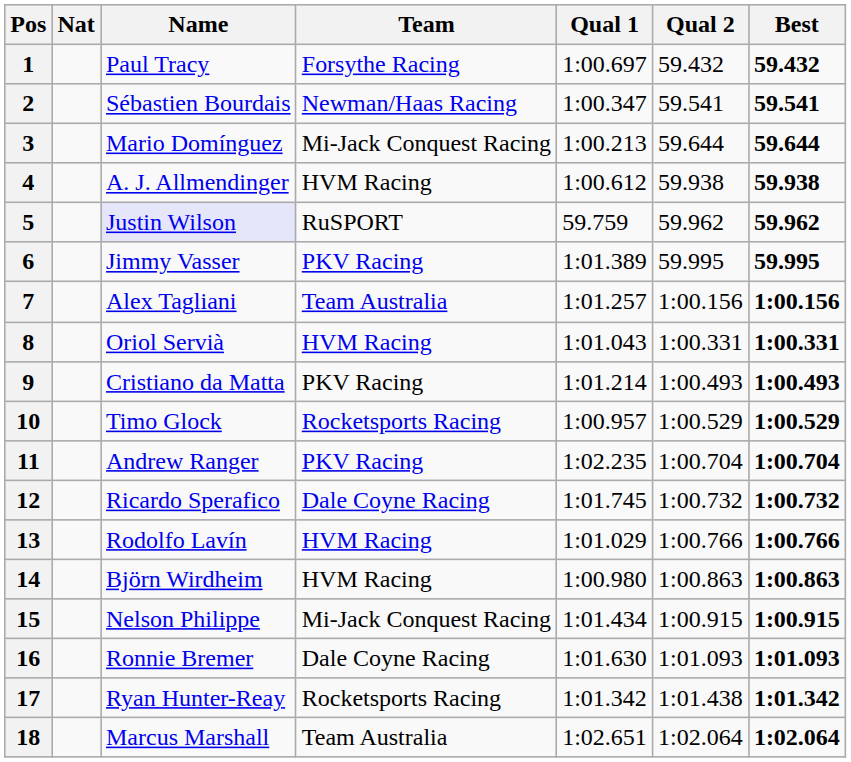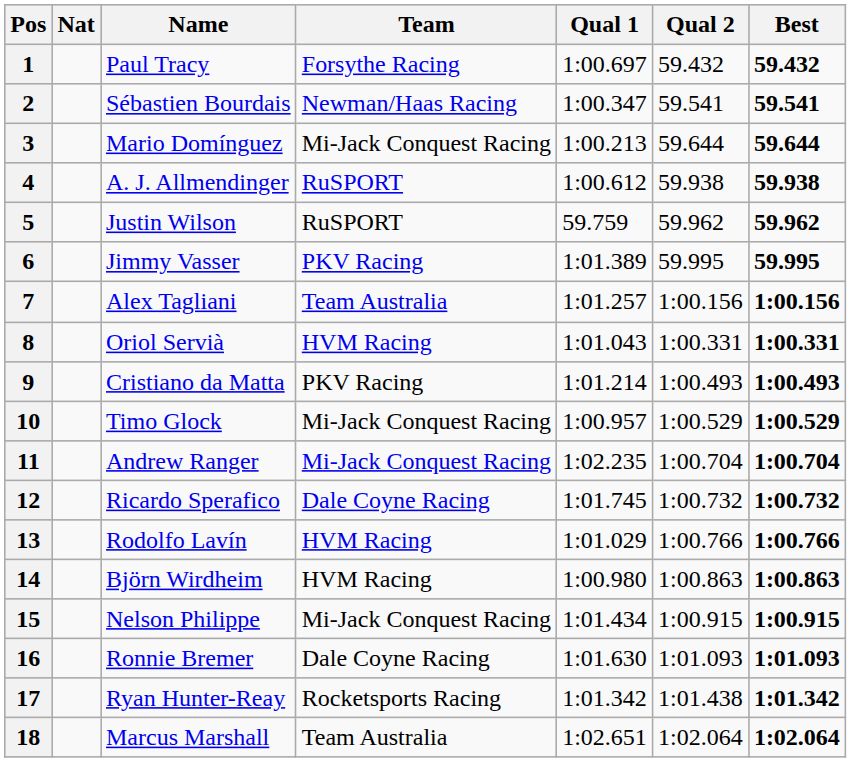(367, 182) HVM Racing -> (352, 182) RuSPORT
(171, 222) lavender background -> (171, 222) no background
(401, 420) Rocketsports Racing -> (426, 420) Mi-Jack Conquest Racing
(363, 460) PKV Racing -> (426, 460) Mi-Jack Conquest Racing
